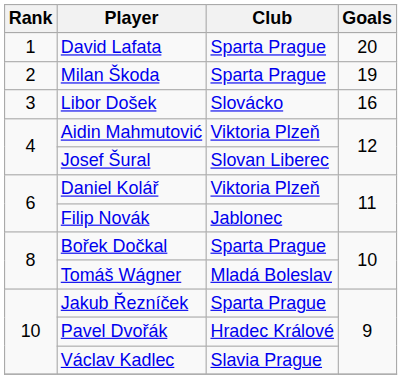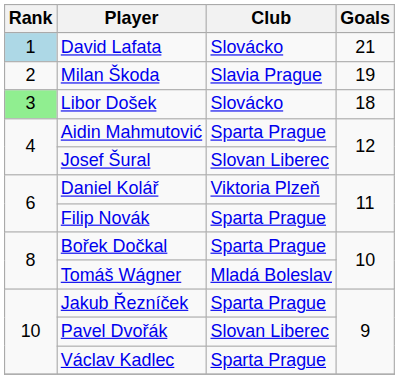(31, 47) no background -> (31, 47) lightblue background
(268, 47) Sparta Prague -> (247, 47) Slovácko
(367, 47) 20 -> (365, 47) 21
(268, 75) Sparta Prague -> (266, 75) Slavia Prague
(31, 103) no background -> (31, 103) lightgreen background
(367, 103) 16 -> (365, 103) 18
(265, 132) Viktoria Plzeň -> (268, 132) Sparta Prague
(246, 217) Jablonec -> (268, 217) Sparta Prague
(272, 331) Hradec Králové -> (270, 331) Slovan Liberec
(266, 359) Slavia Prague -> (268, 359) Sparta Prague
